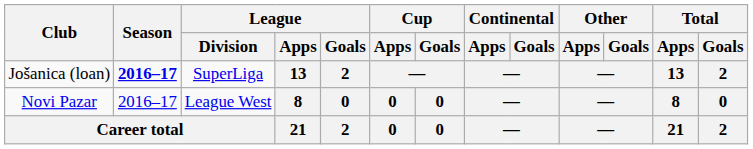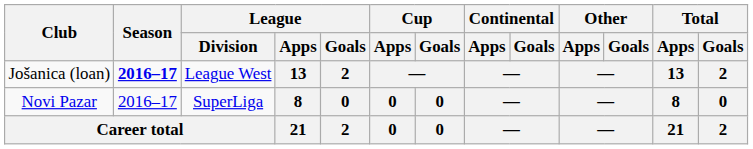(228, 74) SuperLiga -> (228, 74) League West
(228, 102) League West -> (228, 102) SuperLiga
